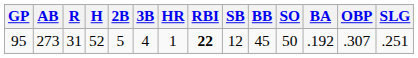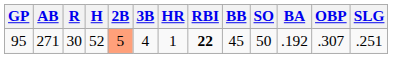- column: (235, 16)
(48, 41) 273 -> (48, 41) 271
(74, 41) 31 -> (74, 41) 30
(120, 41) no background -> (120, 41) lightsalmon background
